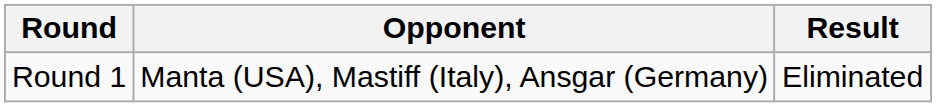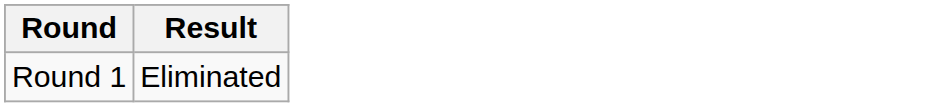- column: (454, 28)
